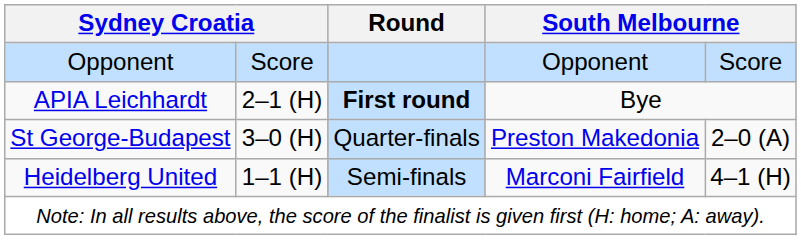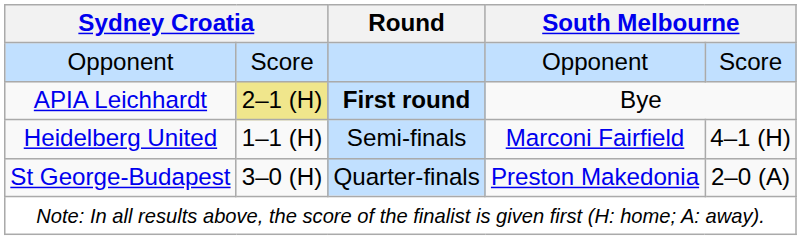(282, 100) no background -> (282, 100) khaki background
rows swapped: (120, 138) <-> (120, 176)
